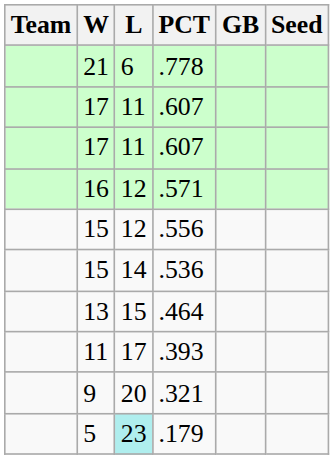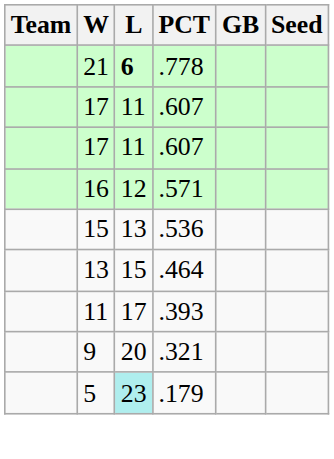(127, 65) normal -> (127, 65) bold
- row: (96, 229)
(134, 270) 14 -> (134, 229) 13
